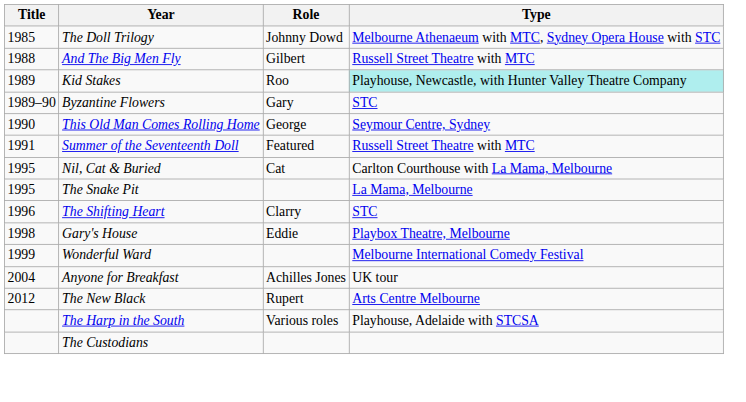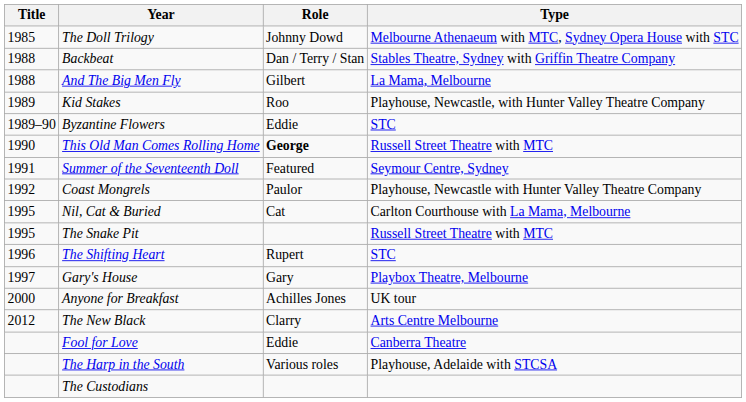+ row: (88, 59)
(443, 59) Russell Street Theatre with MTC -> (431, 80) La Mama, Melbourne
(519, 80) paleturquoise background -> (538, 102) no background
(280, 102) Gary -> (282, 124) Eddie
(286, 124) normal -> (287, 146) bold
(421, 124) Seymour Centre, Sydney -> (462, 146) Russell Street Theatre with MTC
(443, 146) Russell Street Theatre with MTC -> (440, 168) Seymour Centre, Sydney
+ row: (106, 189)
(412, 189) La Mama, Melbourne -> (462, 233) Russell Street Theatre with MTC
(284, 211) Clarry -> (285, 255) Rupert
(21, 233) 1998 -> (21, 277) 1997
(282, 233) Eddie -> (280, 277) Gary
- row: (107, 255)
(21, 277) 2004 -> (21, 299) 2000
(285, 299) Rupert -> (284, 320) Clarry
+ row: (100, 342)
